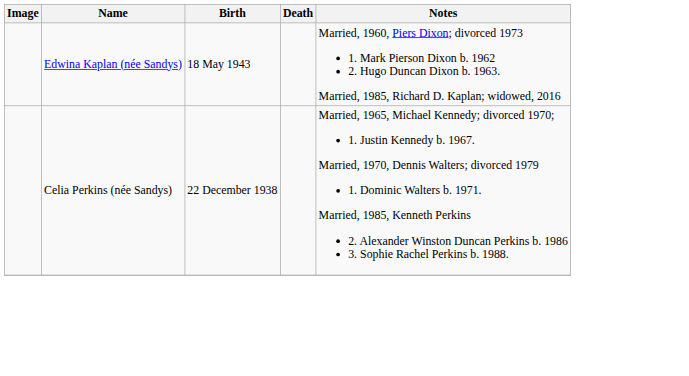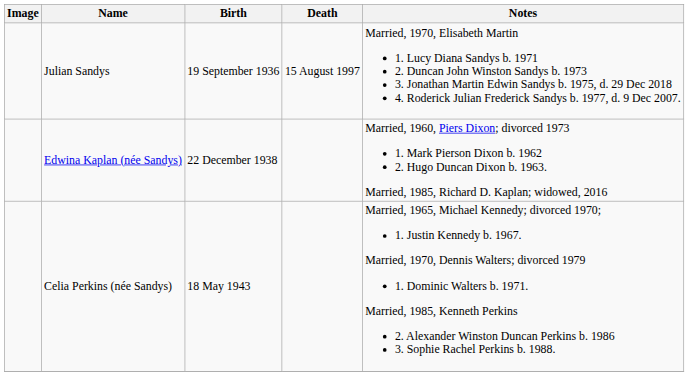+ row: (77, 71)
(219, 64) 18 May 1943 -> (232, 160) 22 December 1938
(232, 190) 22 December 1938 -> (219, 286) 18 May 1943
